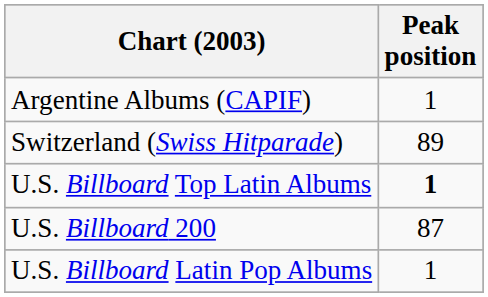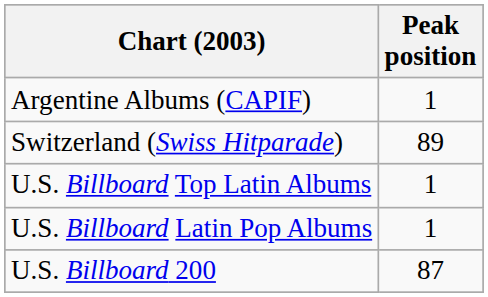(430, 185) bold -> (430, 185) normal
rows swapped: (192, 270) <-> (113, 227)
